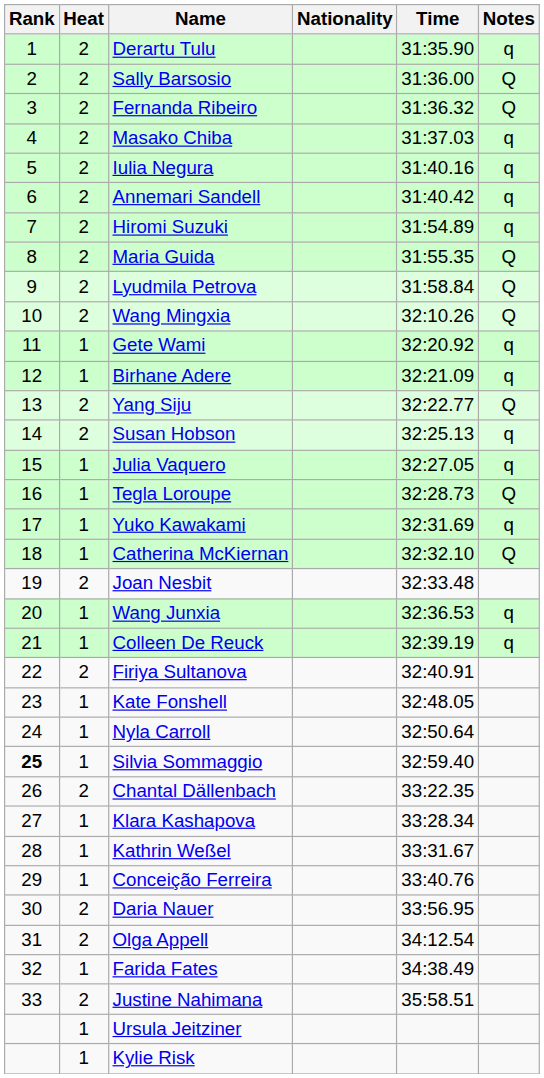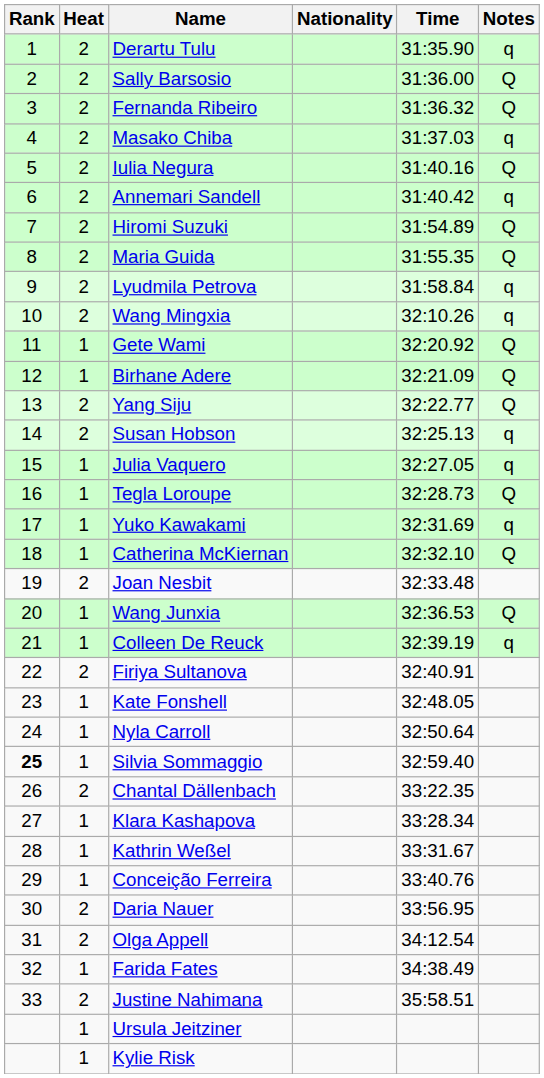(509, 167) q -> (509, 167) Q
(509, 227) q -> (509, 227) Q
(509, 286) Q -> (509, 286) q
(509, 316) Q -> (509, 316) q
(509, 345) q -> (509, 345) Q
(509, 375) q -> (509, 375) Q
(509, 613) q -> (509, 613) Q
